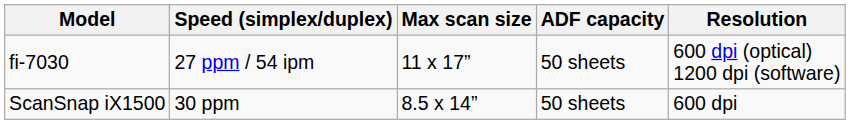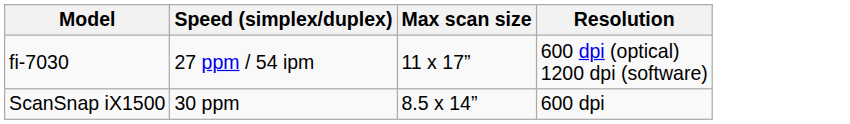- column: (602, 19)
